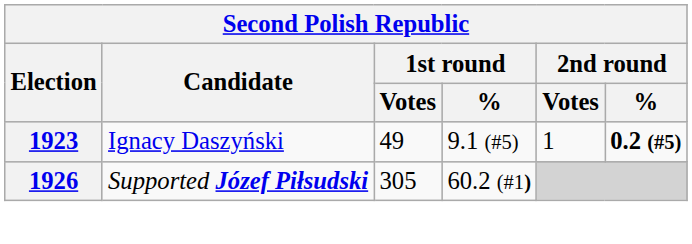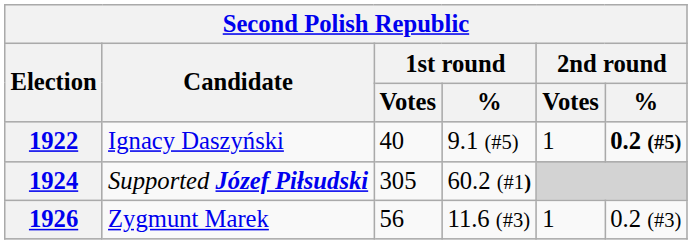(54, 141) 1923 -> (54, 141) 1922
(392, 141) 49 -> (392, 141) 40
(54, 180) 1926 -> (54, 180) 1924
+ row: (188, 219)
